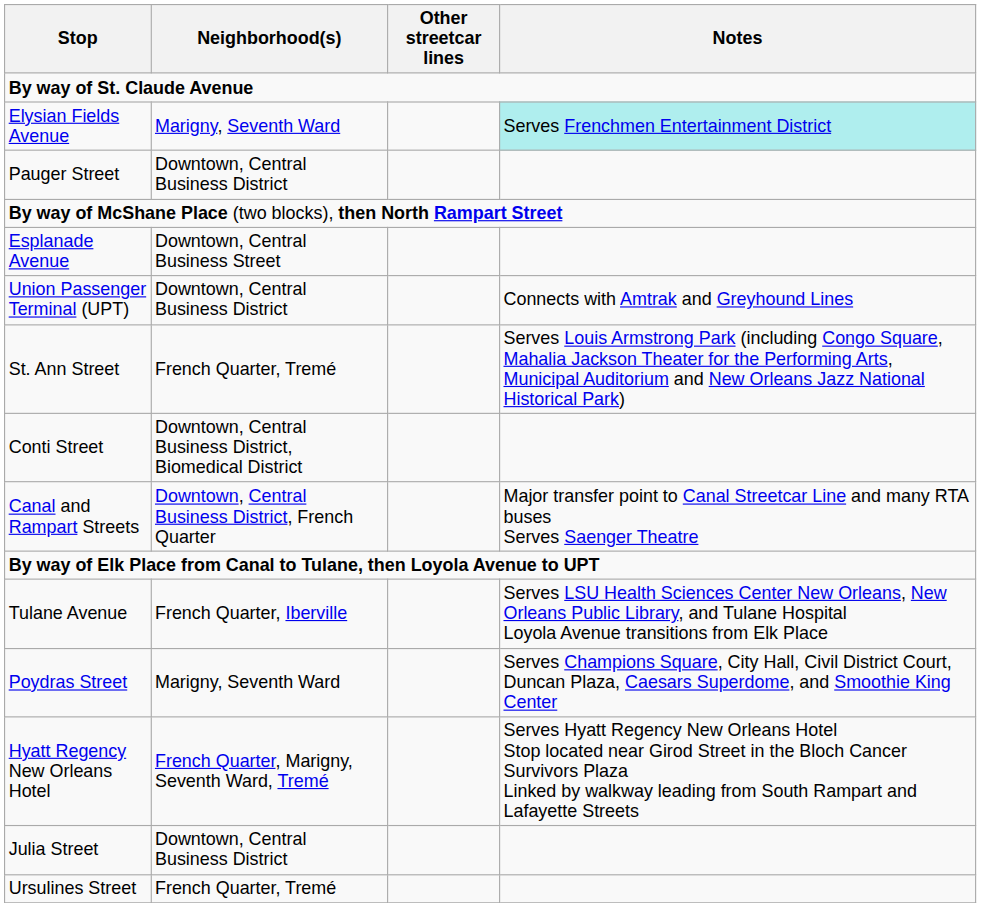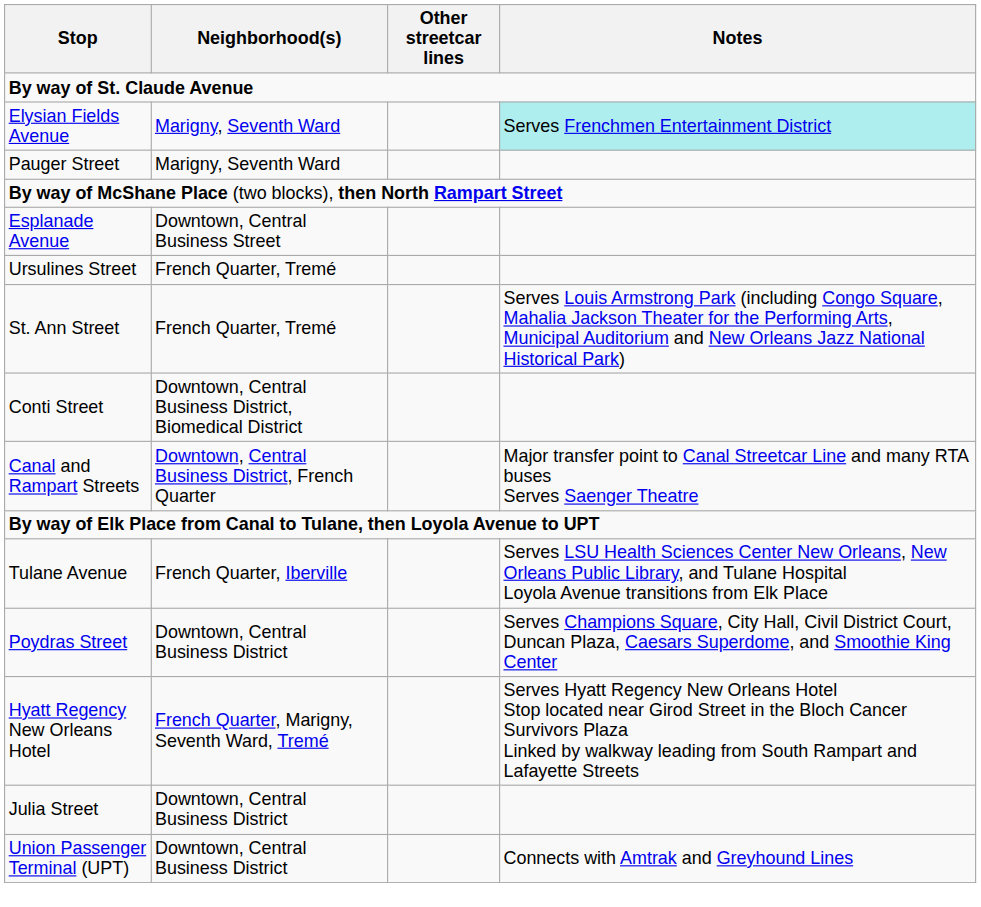(231, 174) Downtown, Central Business District -> (248, 164) Marigny, Seventh Ward
rows swapped: (72, 888) <-> (77, 300)
(248, 682) Marigny, Seventh Ward -> (231, 641) Downtown, Central Business District
